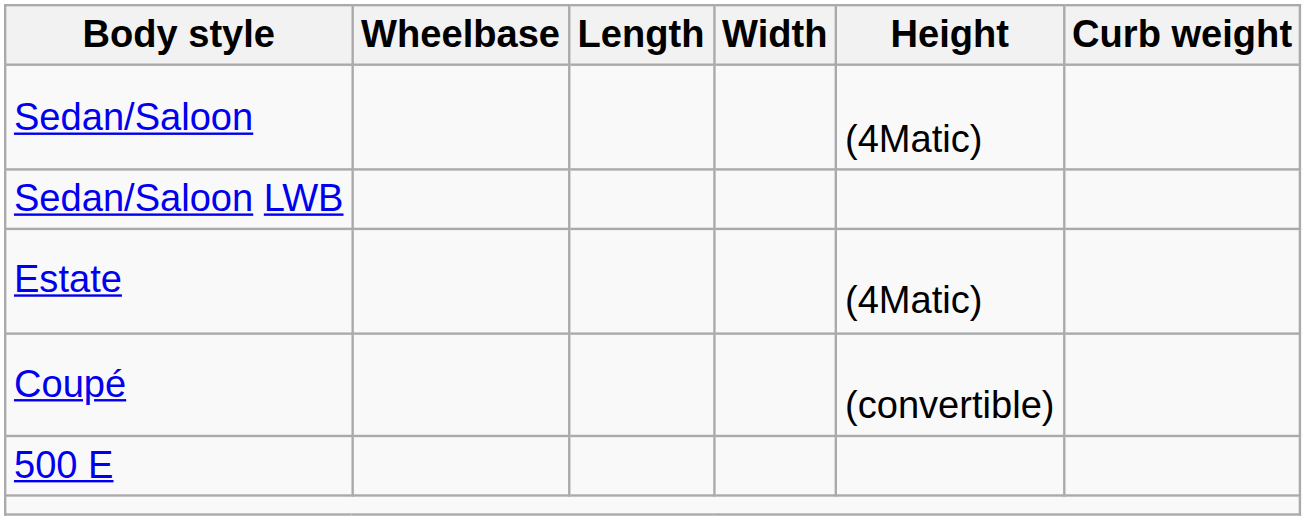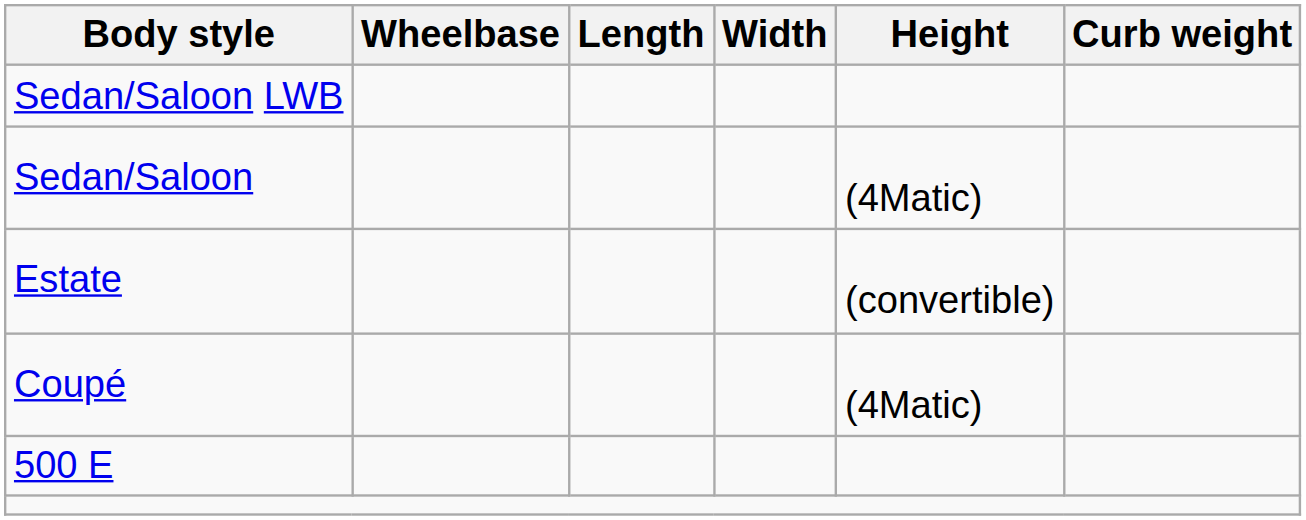rows swapped: (134, 116) <-> (179, 198)
(914, 301) (4Matic) -> (950, 301) (convertible)
(950, 404) (convertible) -> (914, 404) (4Matic)
